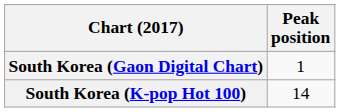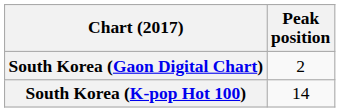(301, 65) 1 -> (301, 65) 2
